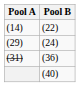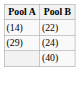- row: (15, 58)
